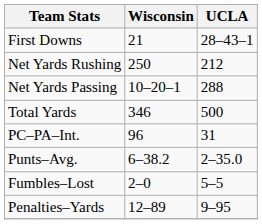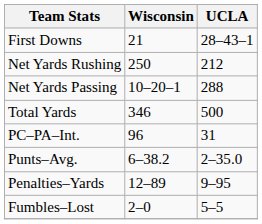rows swapped: (51, 183) <-> (56, 207)
